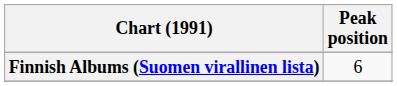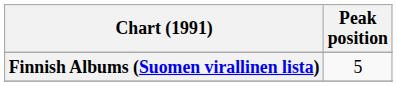(358, 66) 6 -> (358, 66) 5
